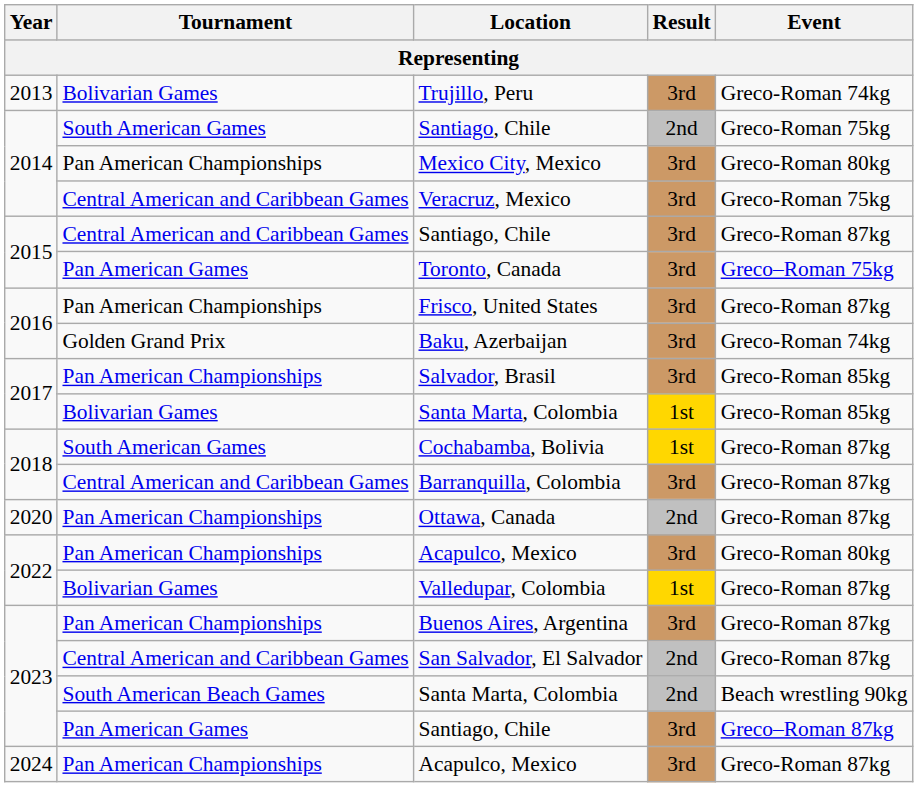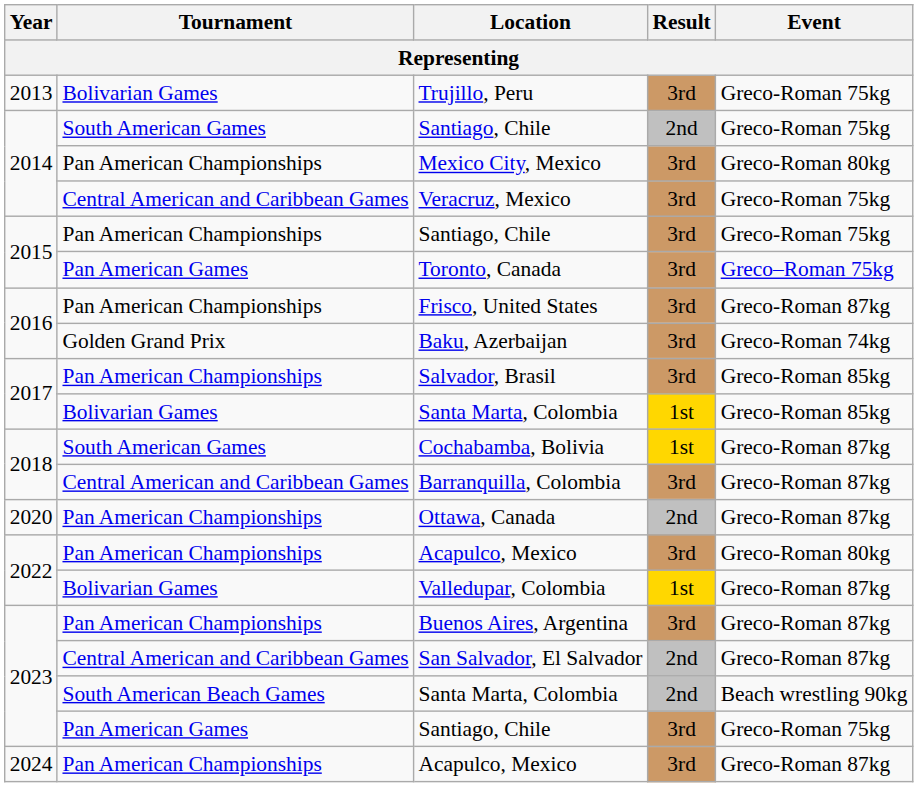(805, 93) Greco-Roman 74kg -> (805, 93) Greco-Roman 75kg
(236, 234) Central American and Caribbean Games -> (192, 234) Pan American Championships
(805, 234) Greco-Roman 87kg -> (805, 234) Greco-Roman 75kg
(807, 729) Greco–Roman 87kg -> (805, 729) Greco-Roman 75kg
